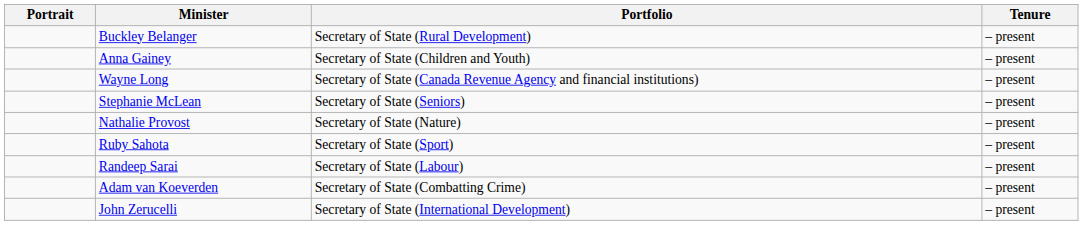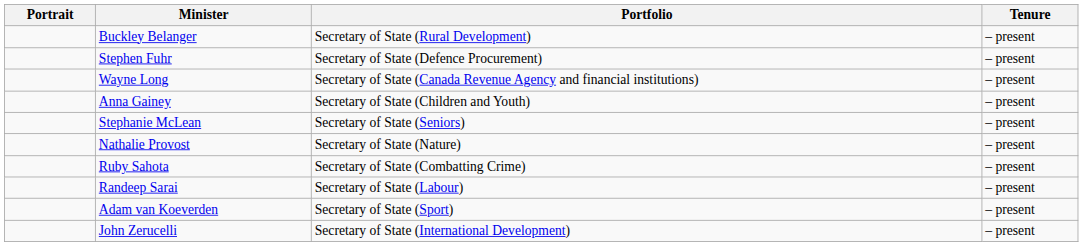+ row: (135, 58)
rows swapped: (135, 58) <-> (134, 79)
(384, 144) Secretary of State (Sport) -> (420, 166) Secretary of State (Combatting Crime)
(420, 187) Secretary of State (Combatting Crime) -> (384, 209) Secretary of State (Sport)
